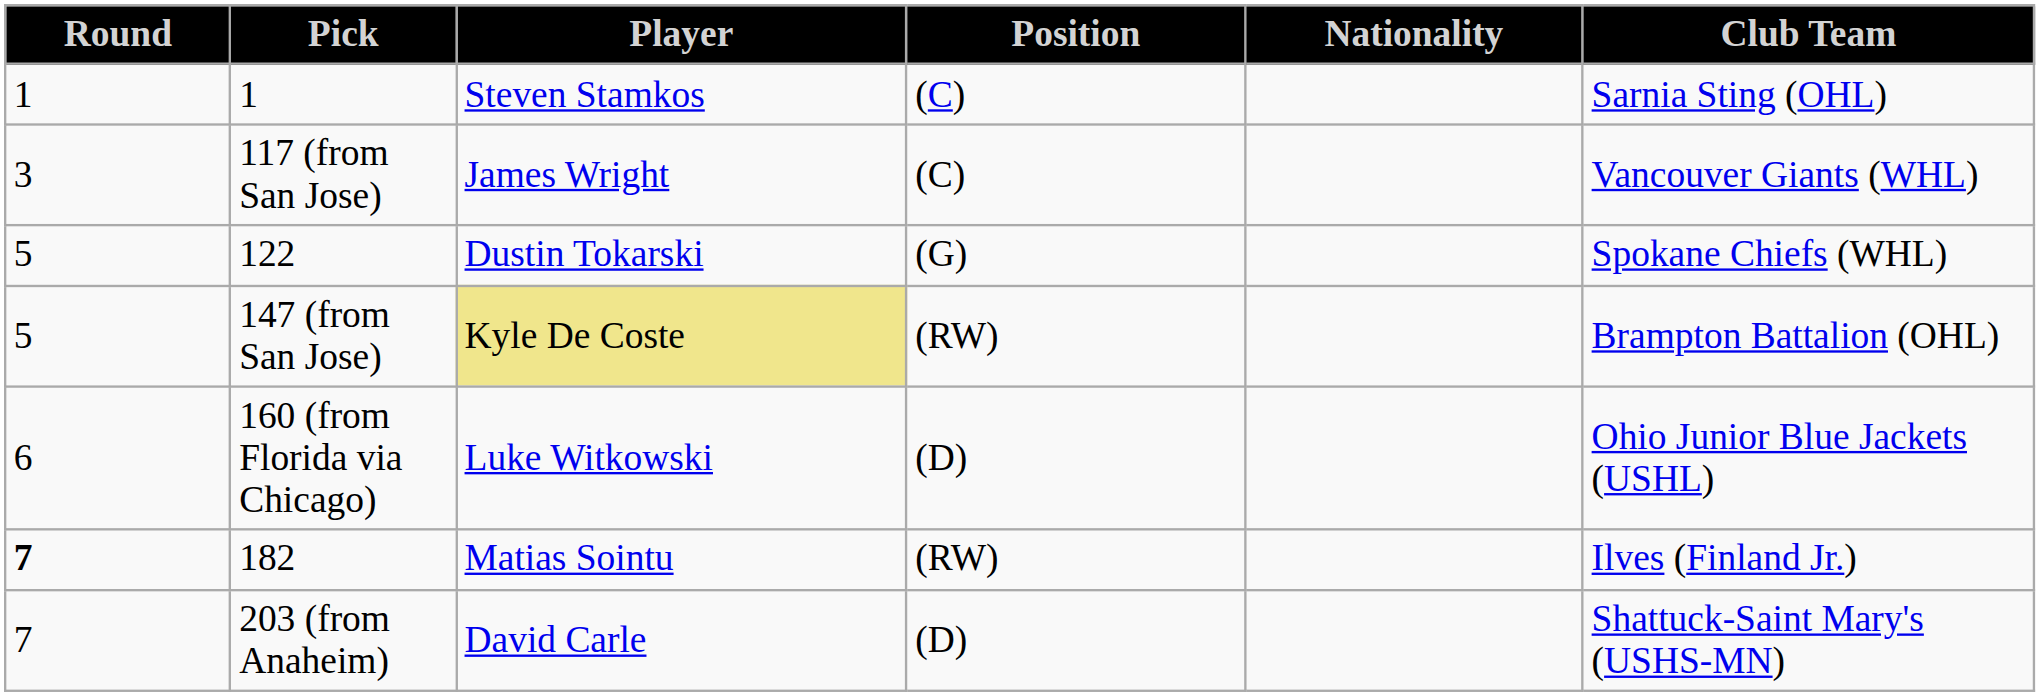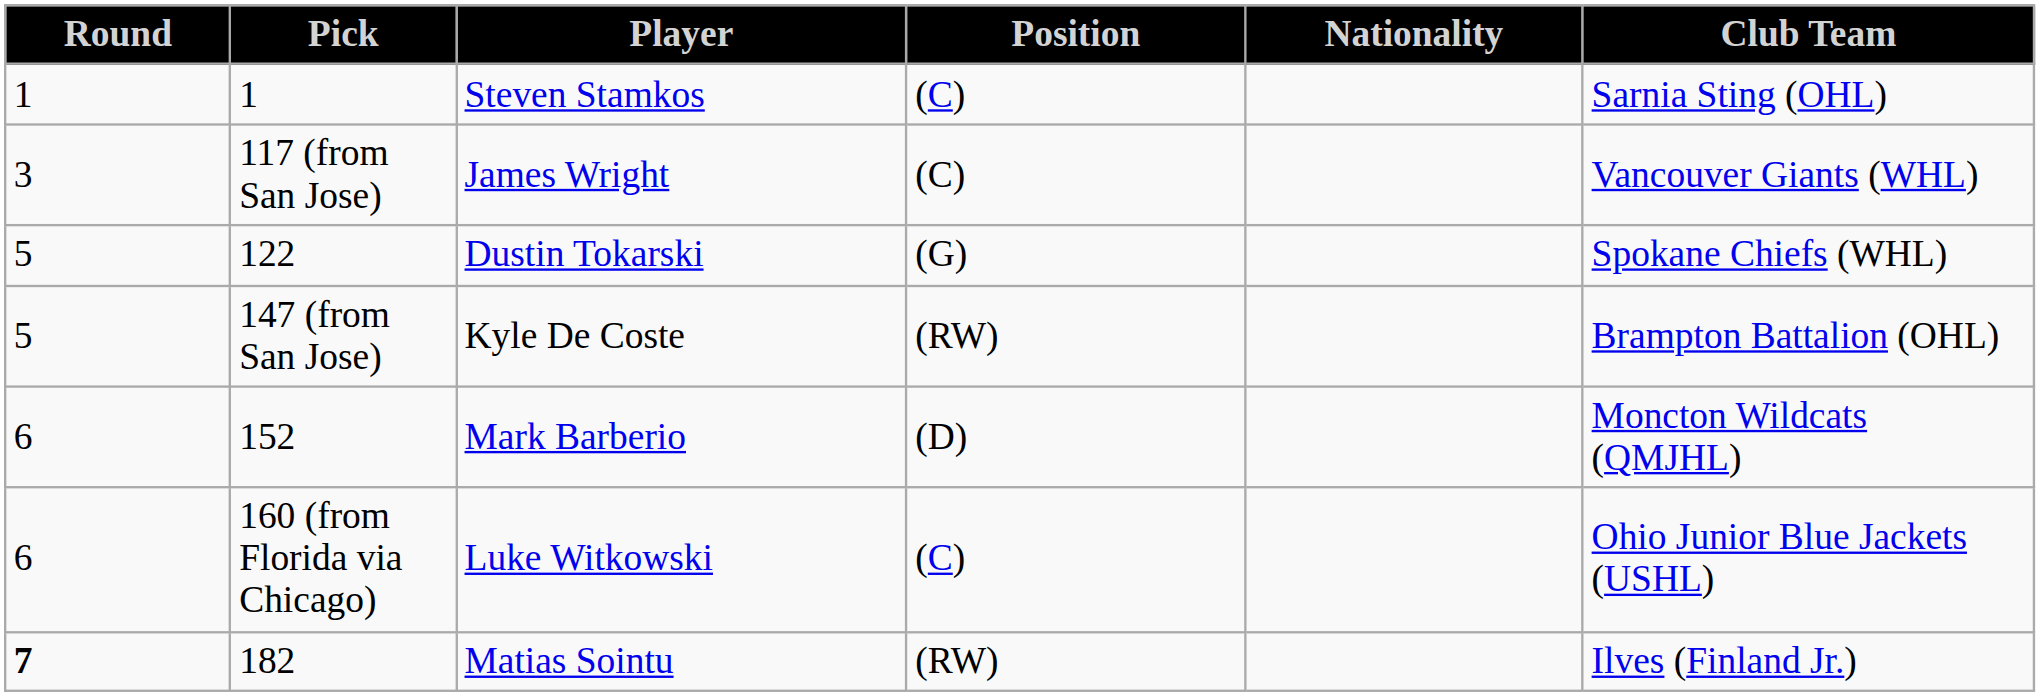(575, 334) khaki background -> (575, 334) no background
+ row: (267, 436)
(941, 457) (D) -> (940, 558) (C)
- row: (315, 639)
